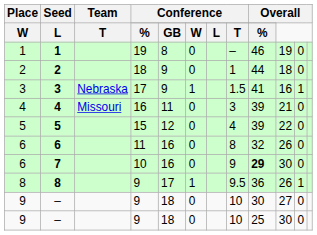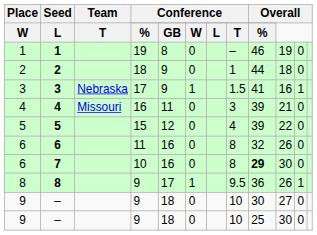(233, 164) 9 -> (233, 164) 8
